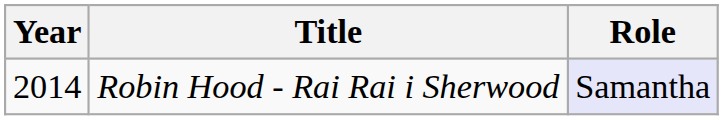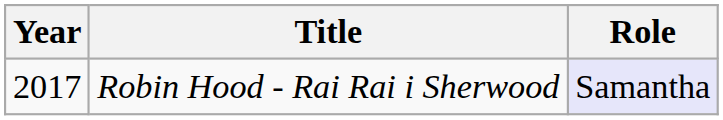(47, 85) 2014 -> (47, 85) 2017
